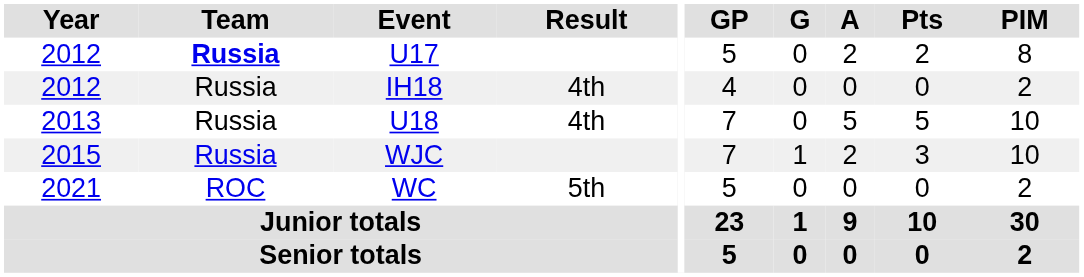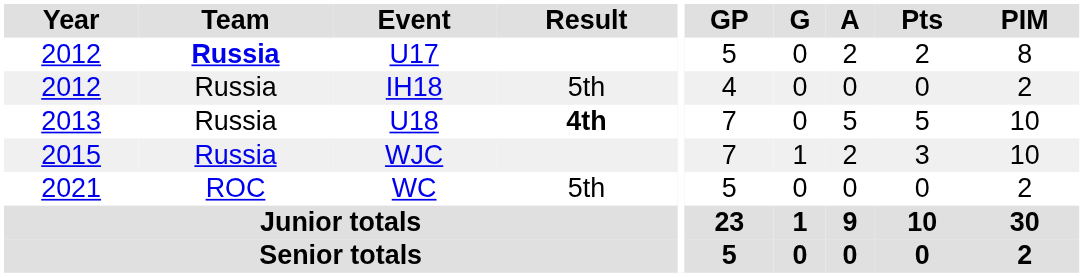(586, 87) 4th -> (586, 87) 5th
(586, 121) normal -> (586, 121) bold
